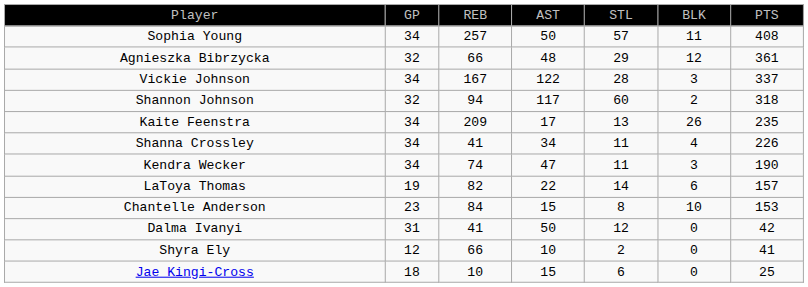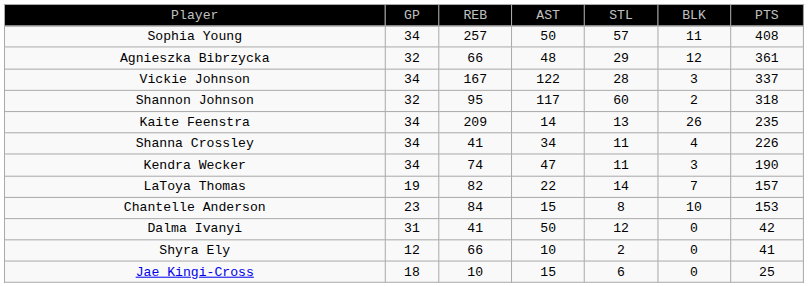(475, 101) 94 -> (475, 101) 95
(548, 122) 17 -> (548, 122) 14
(694, 186) 6 -> (694, 186) 7
